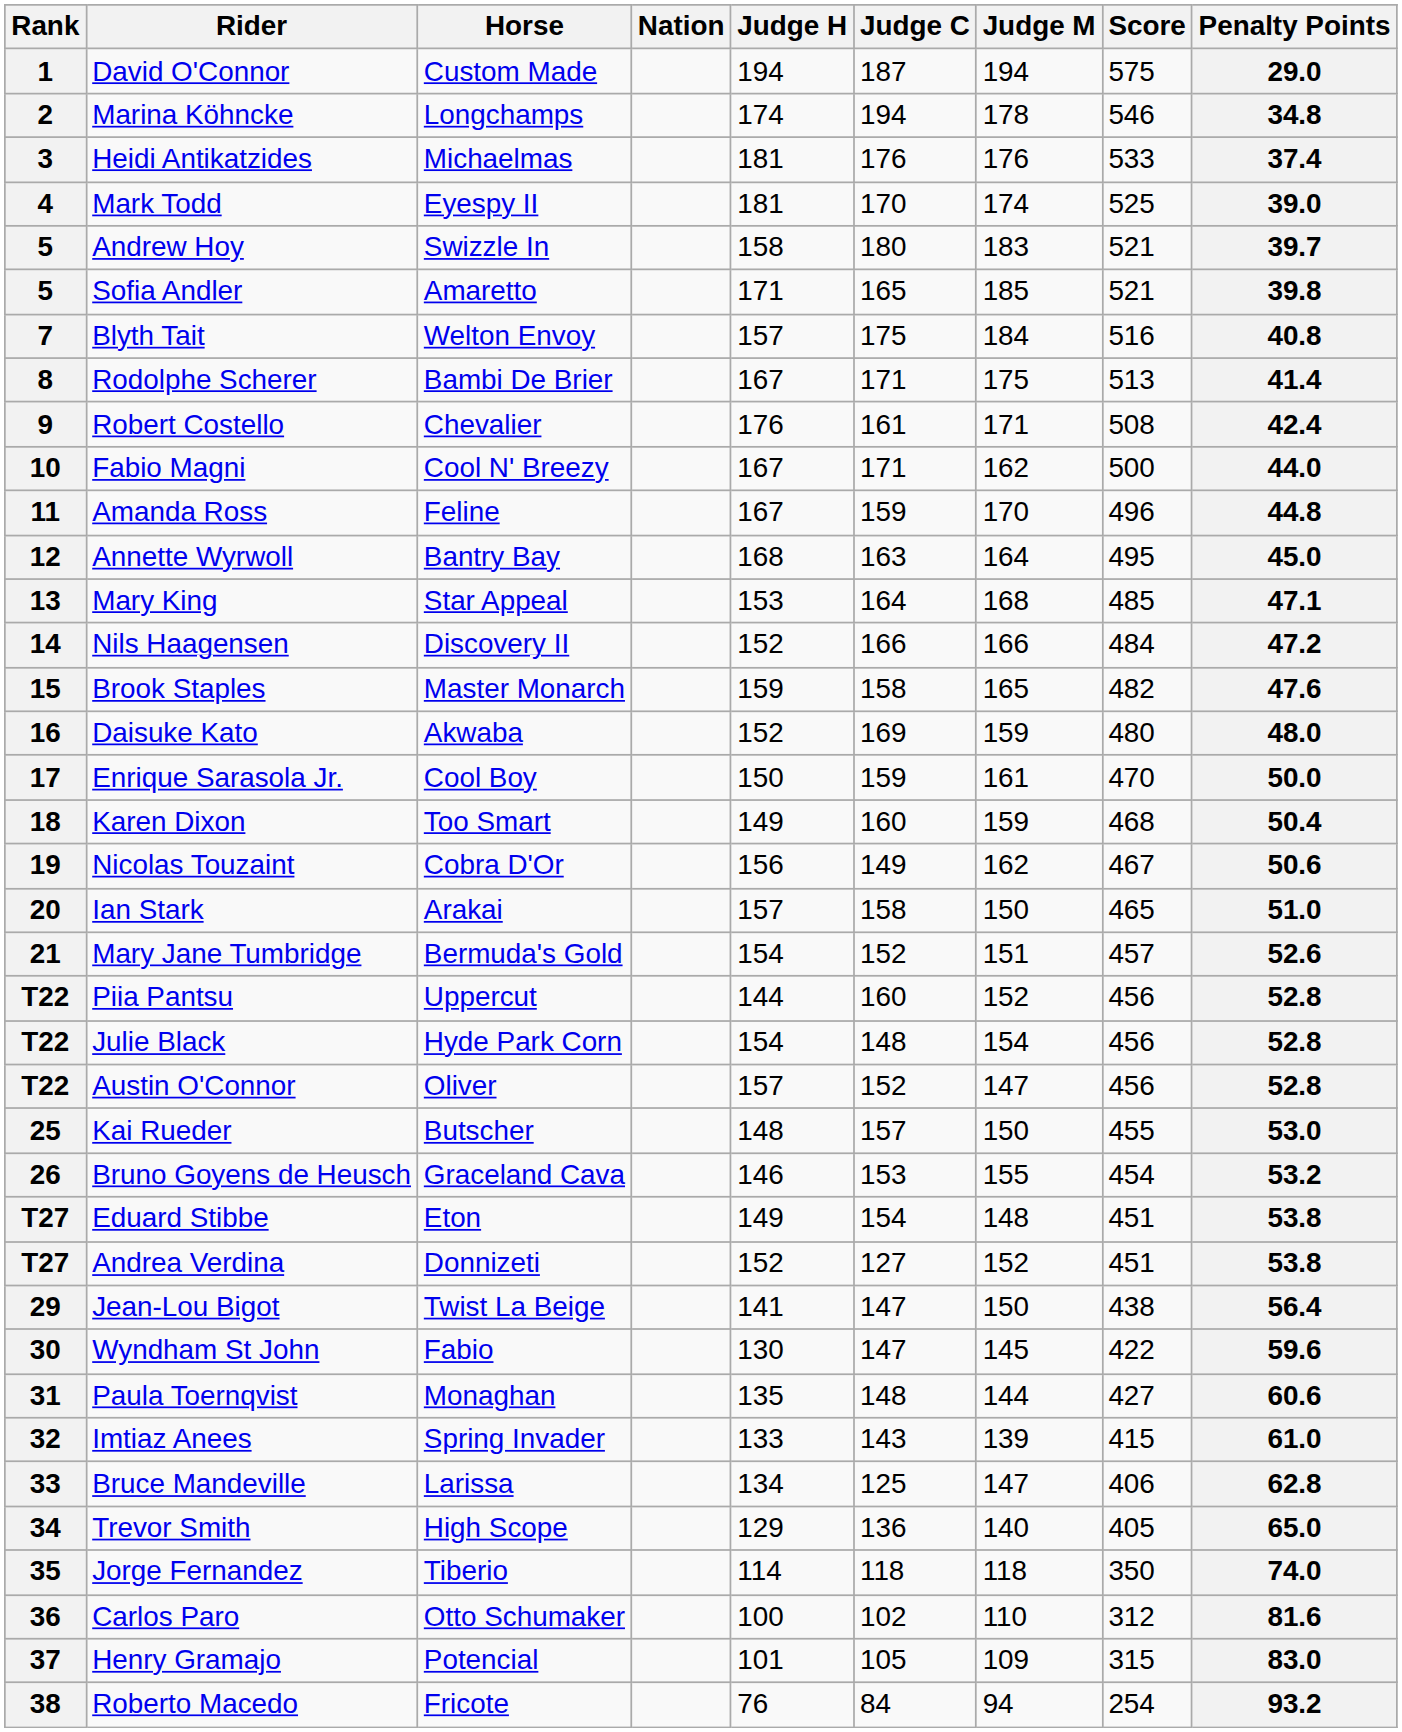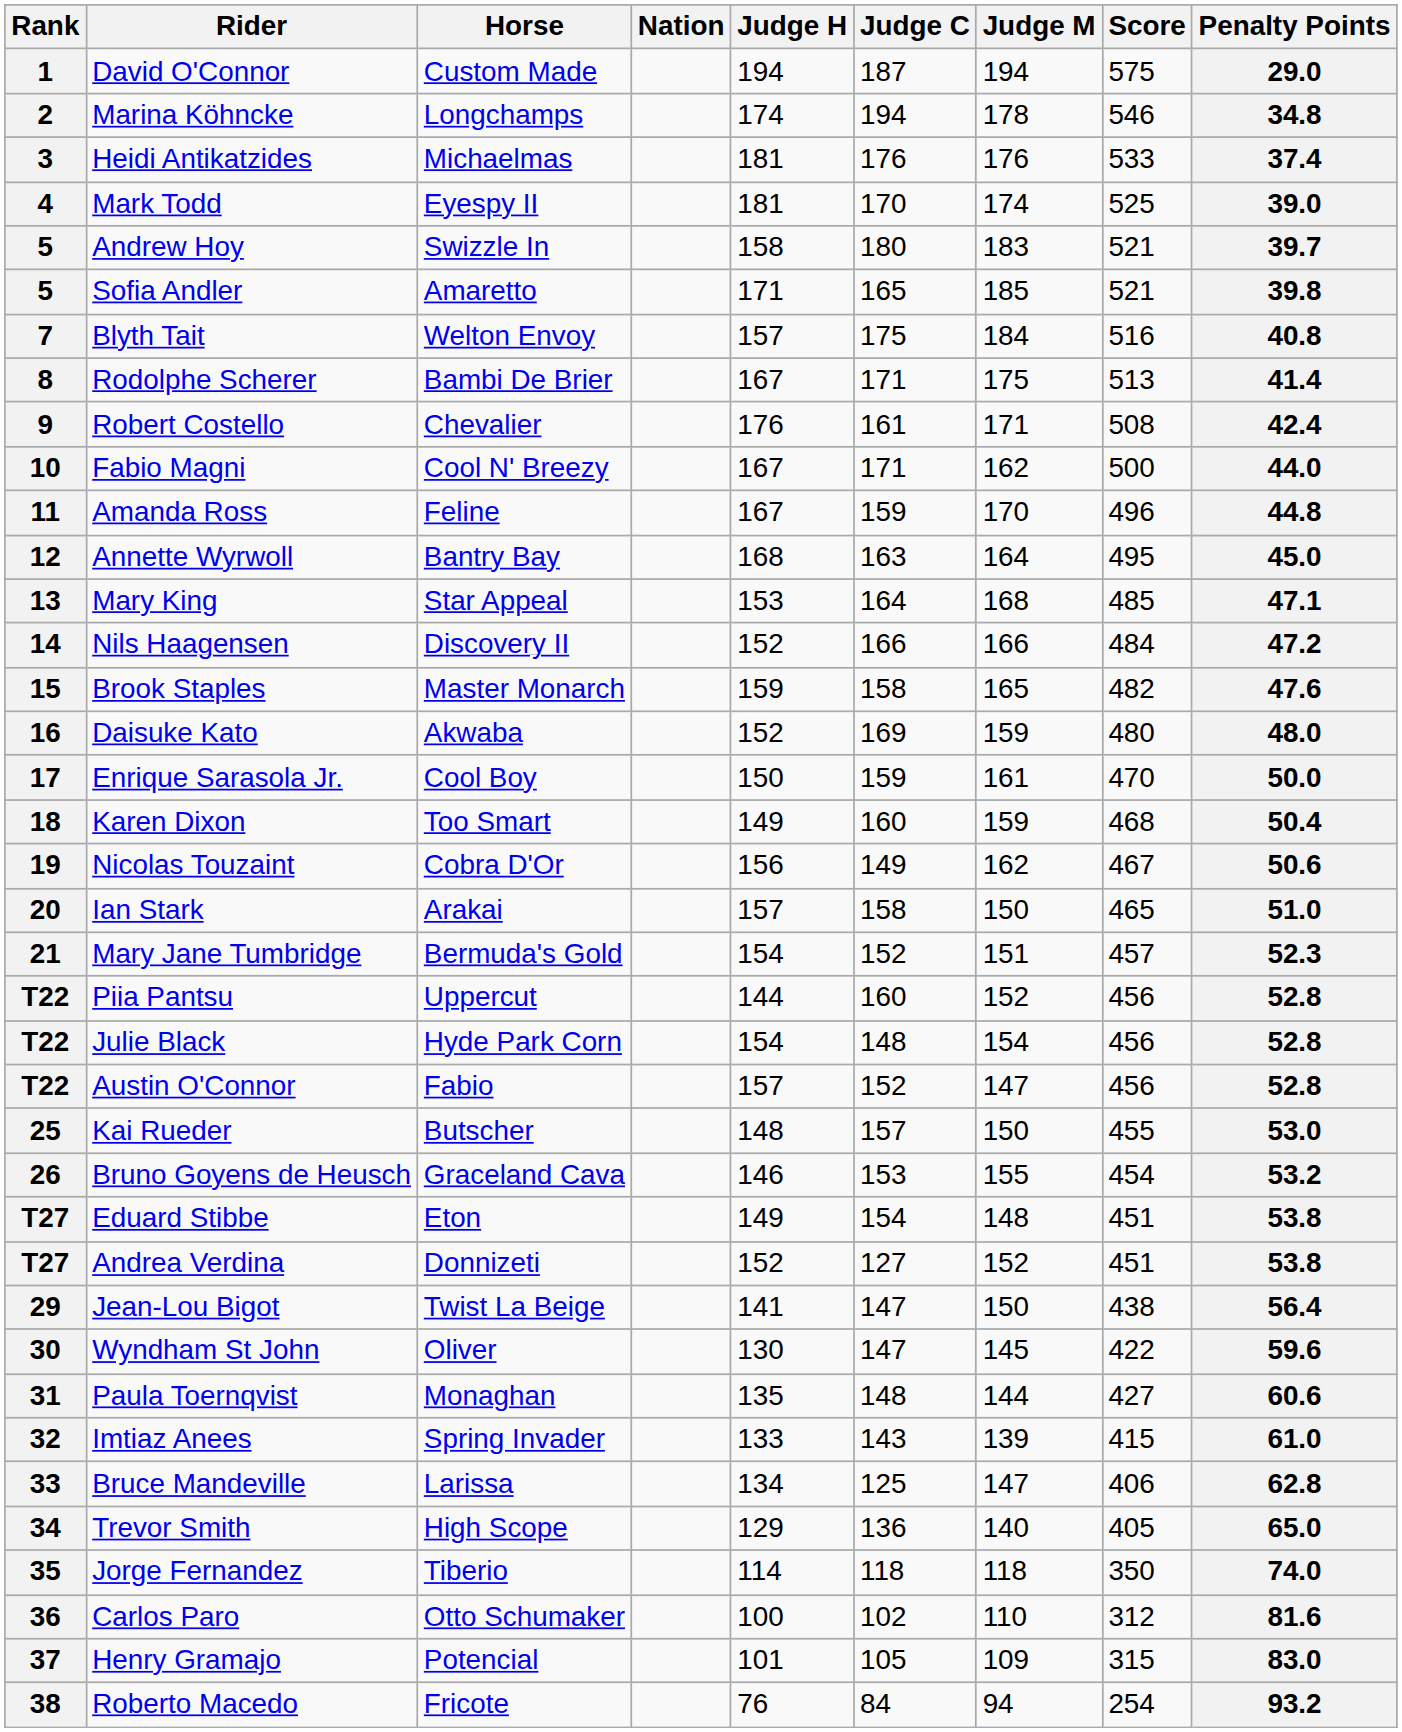(1294, 953) 52.6 -> (1294, 953) 52.3
(460, 1086) Oliver -> (459, 1086) Fabio
(459, 1351) Fabio -> (460, 1351) Oliver
